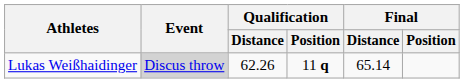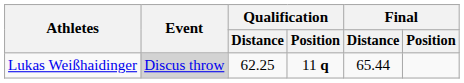(258, 65) 62.26 -> (258, 65) 62.25
(373, 65) 65.14 -> (373, 65) 65.44
